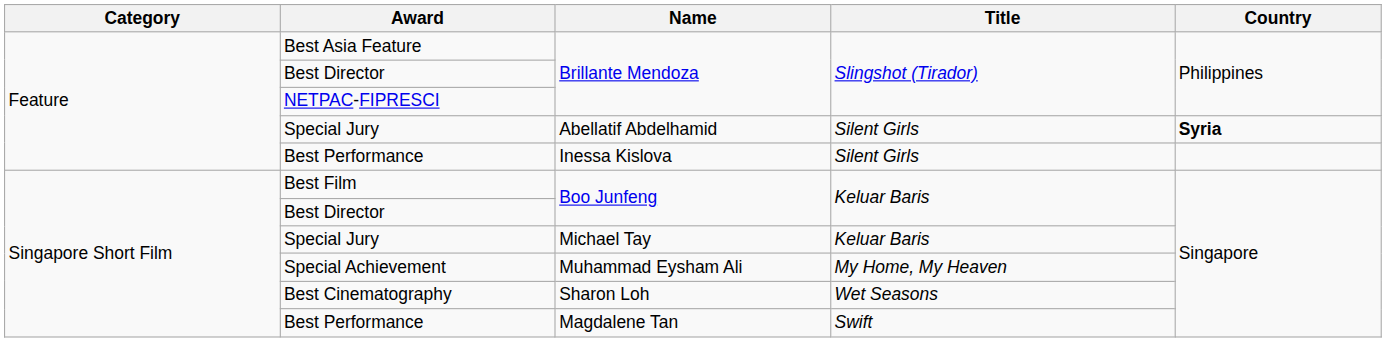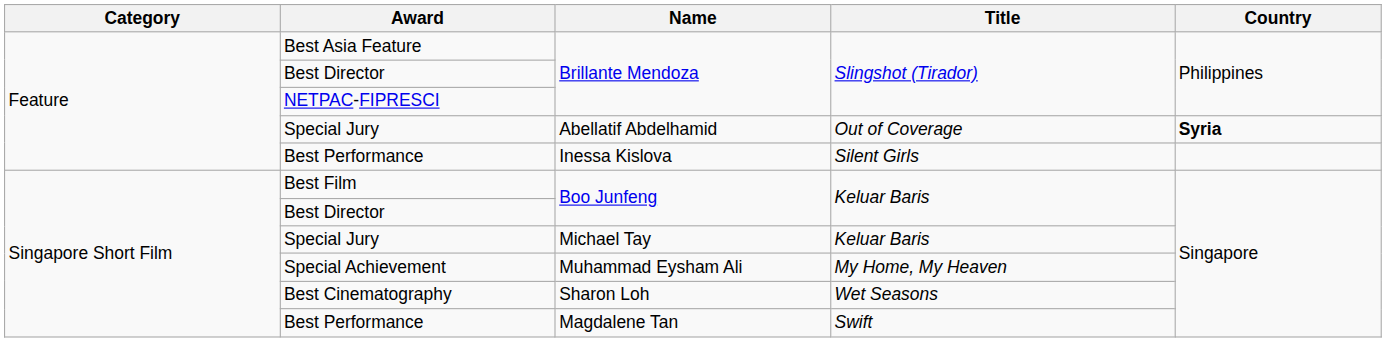(877, 128) Silent Girls -> (899, 128) Out of Coverage
